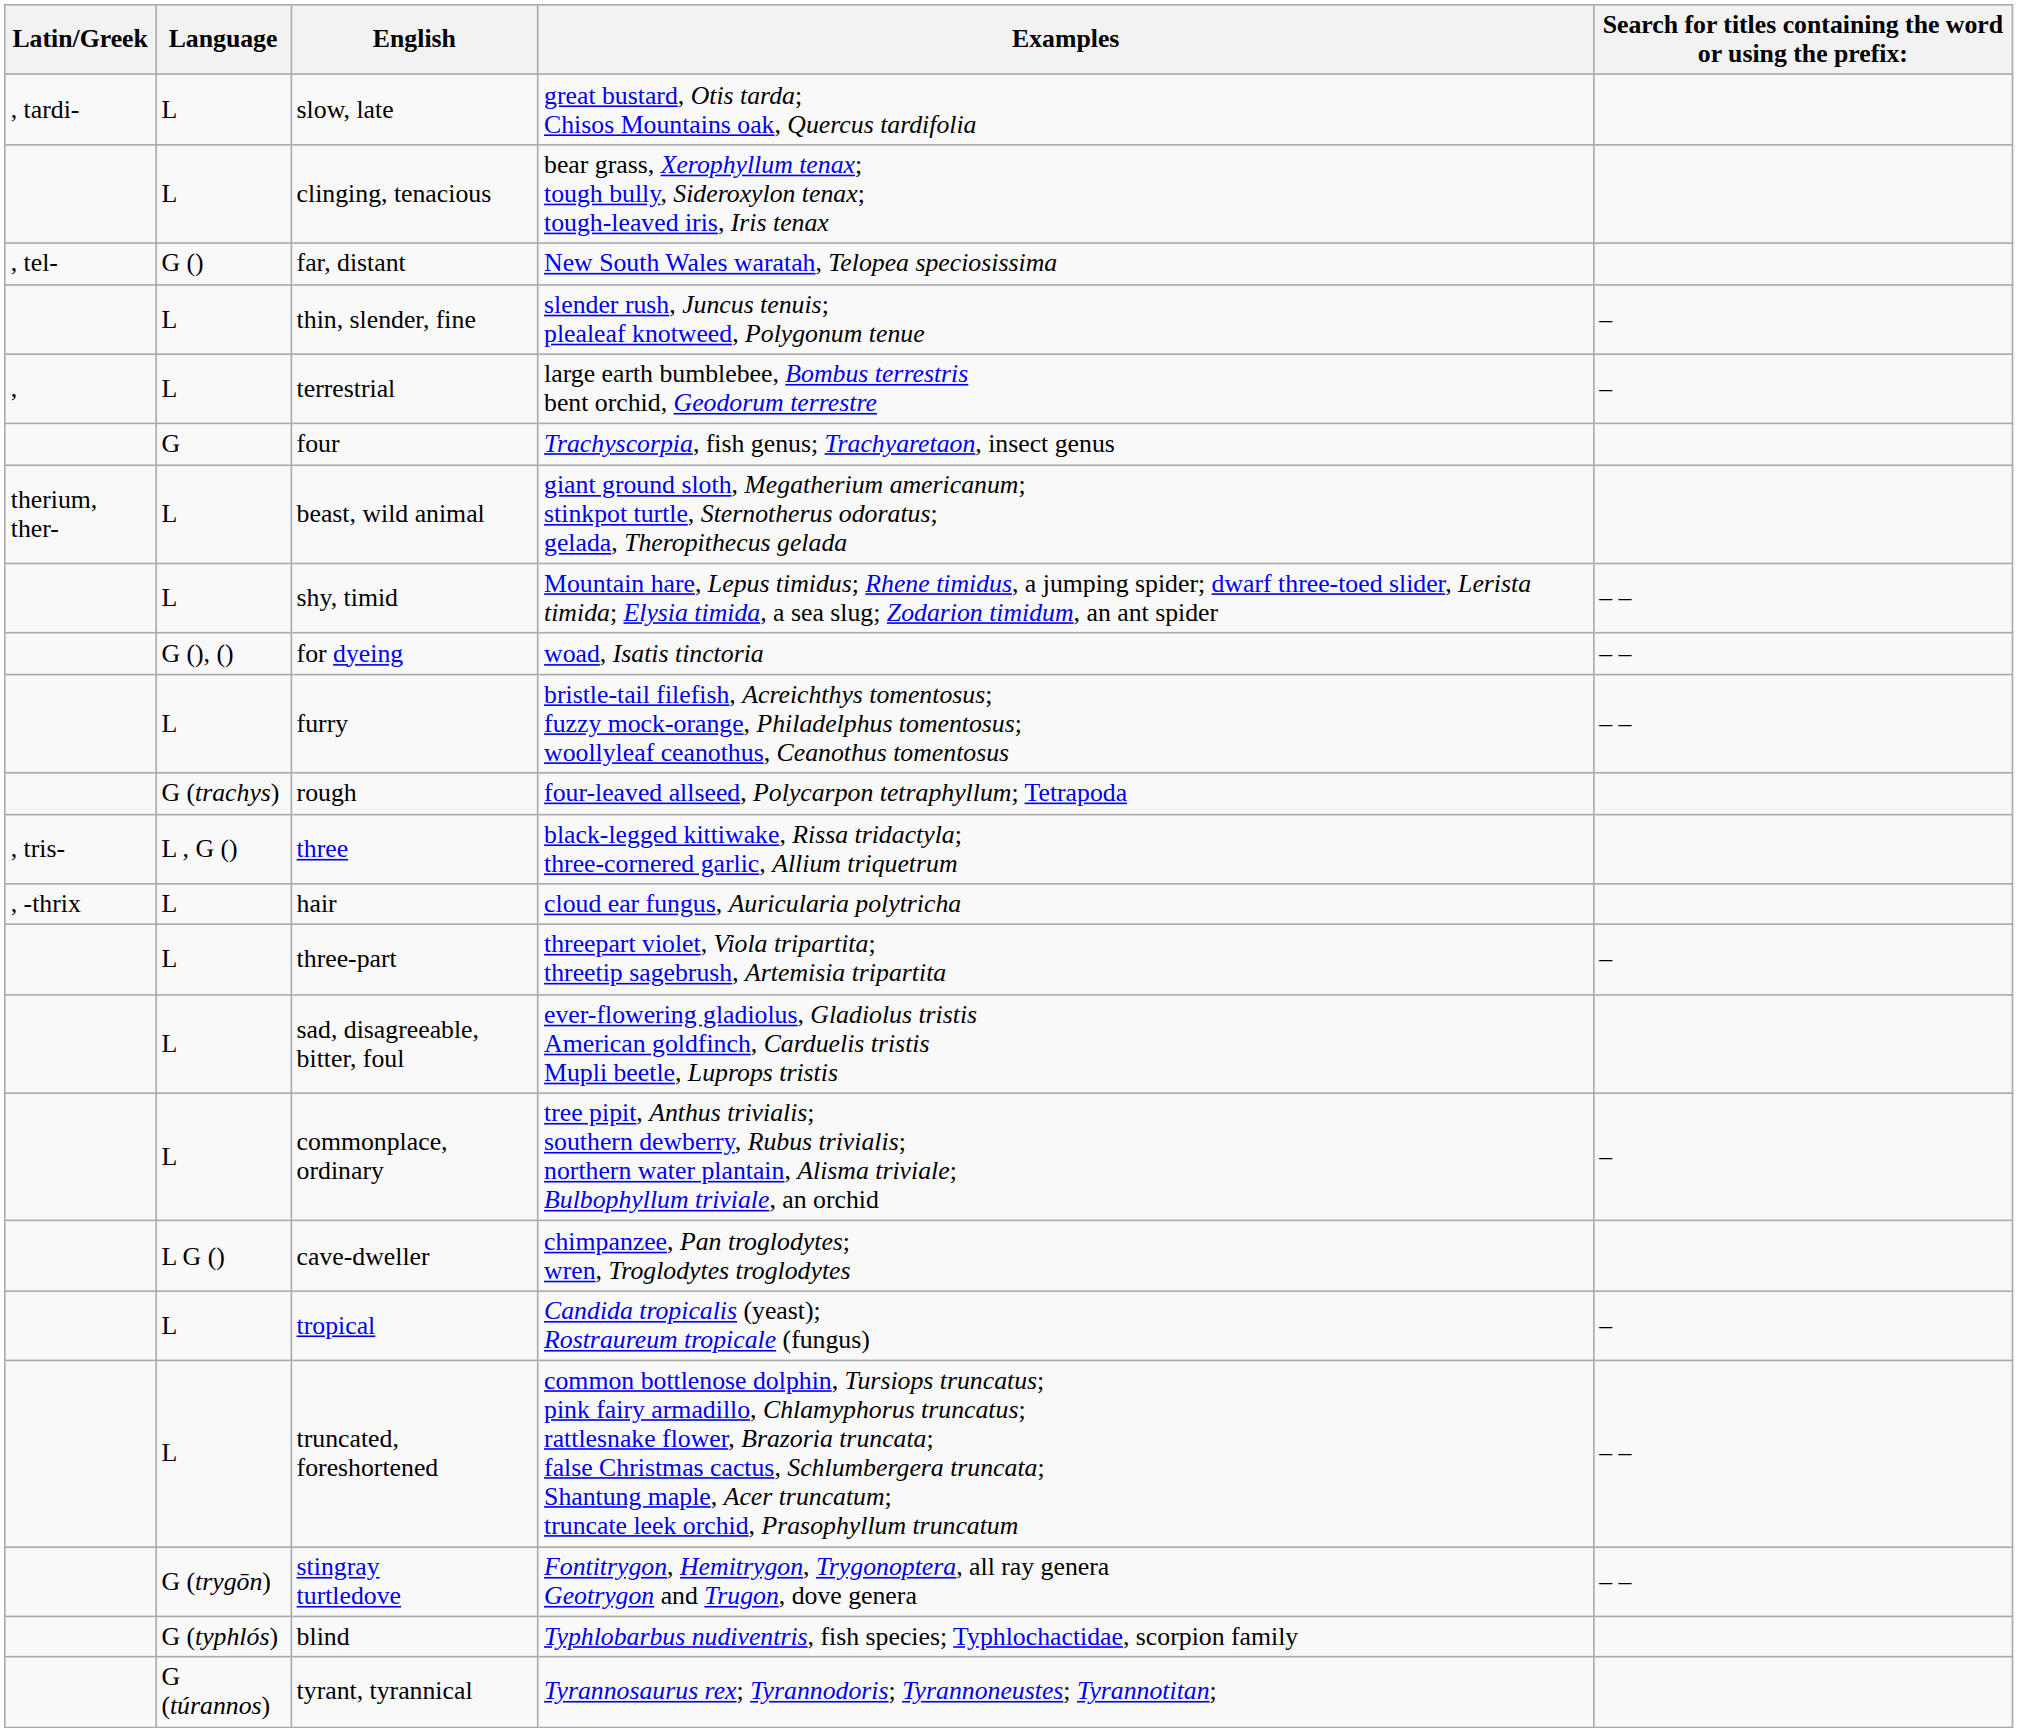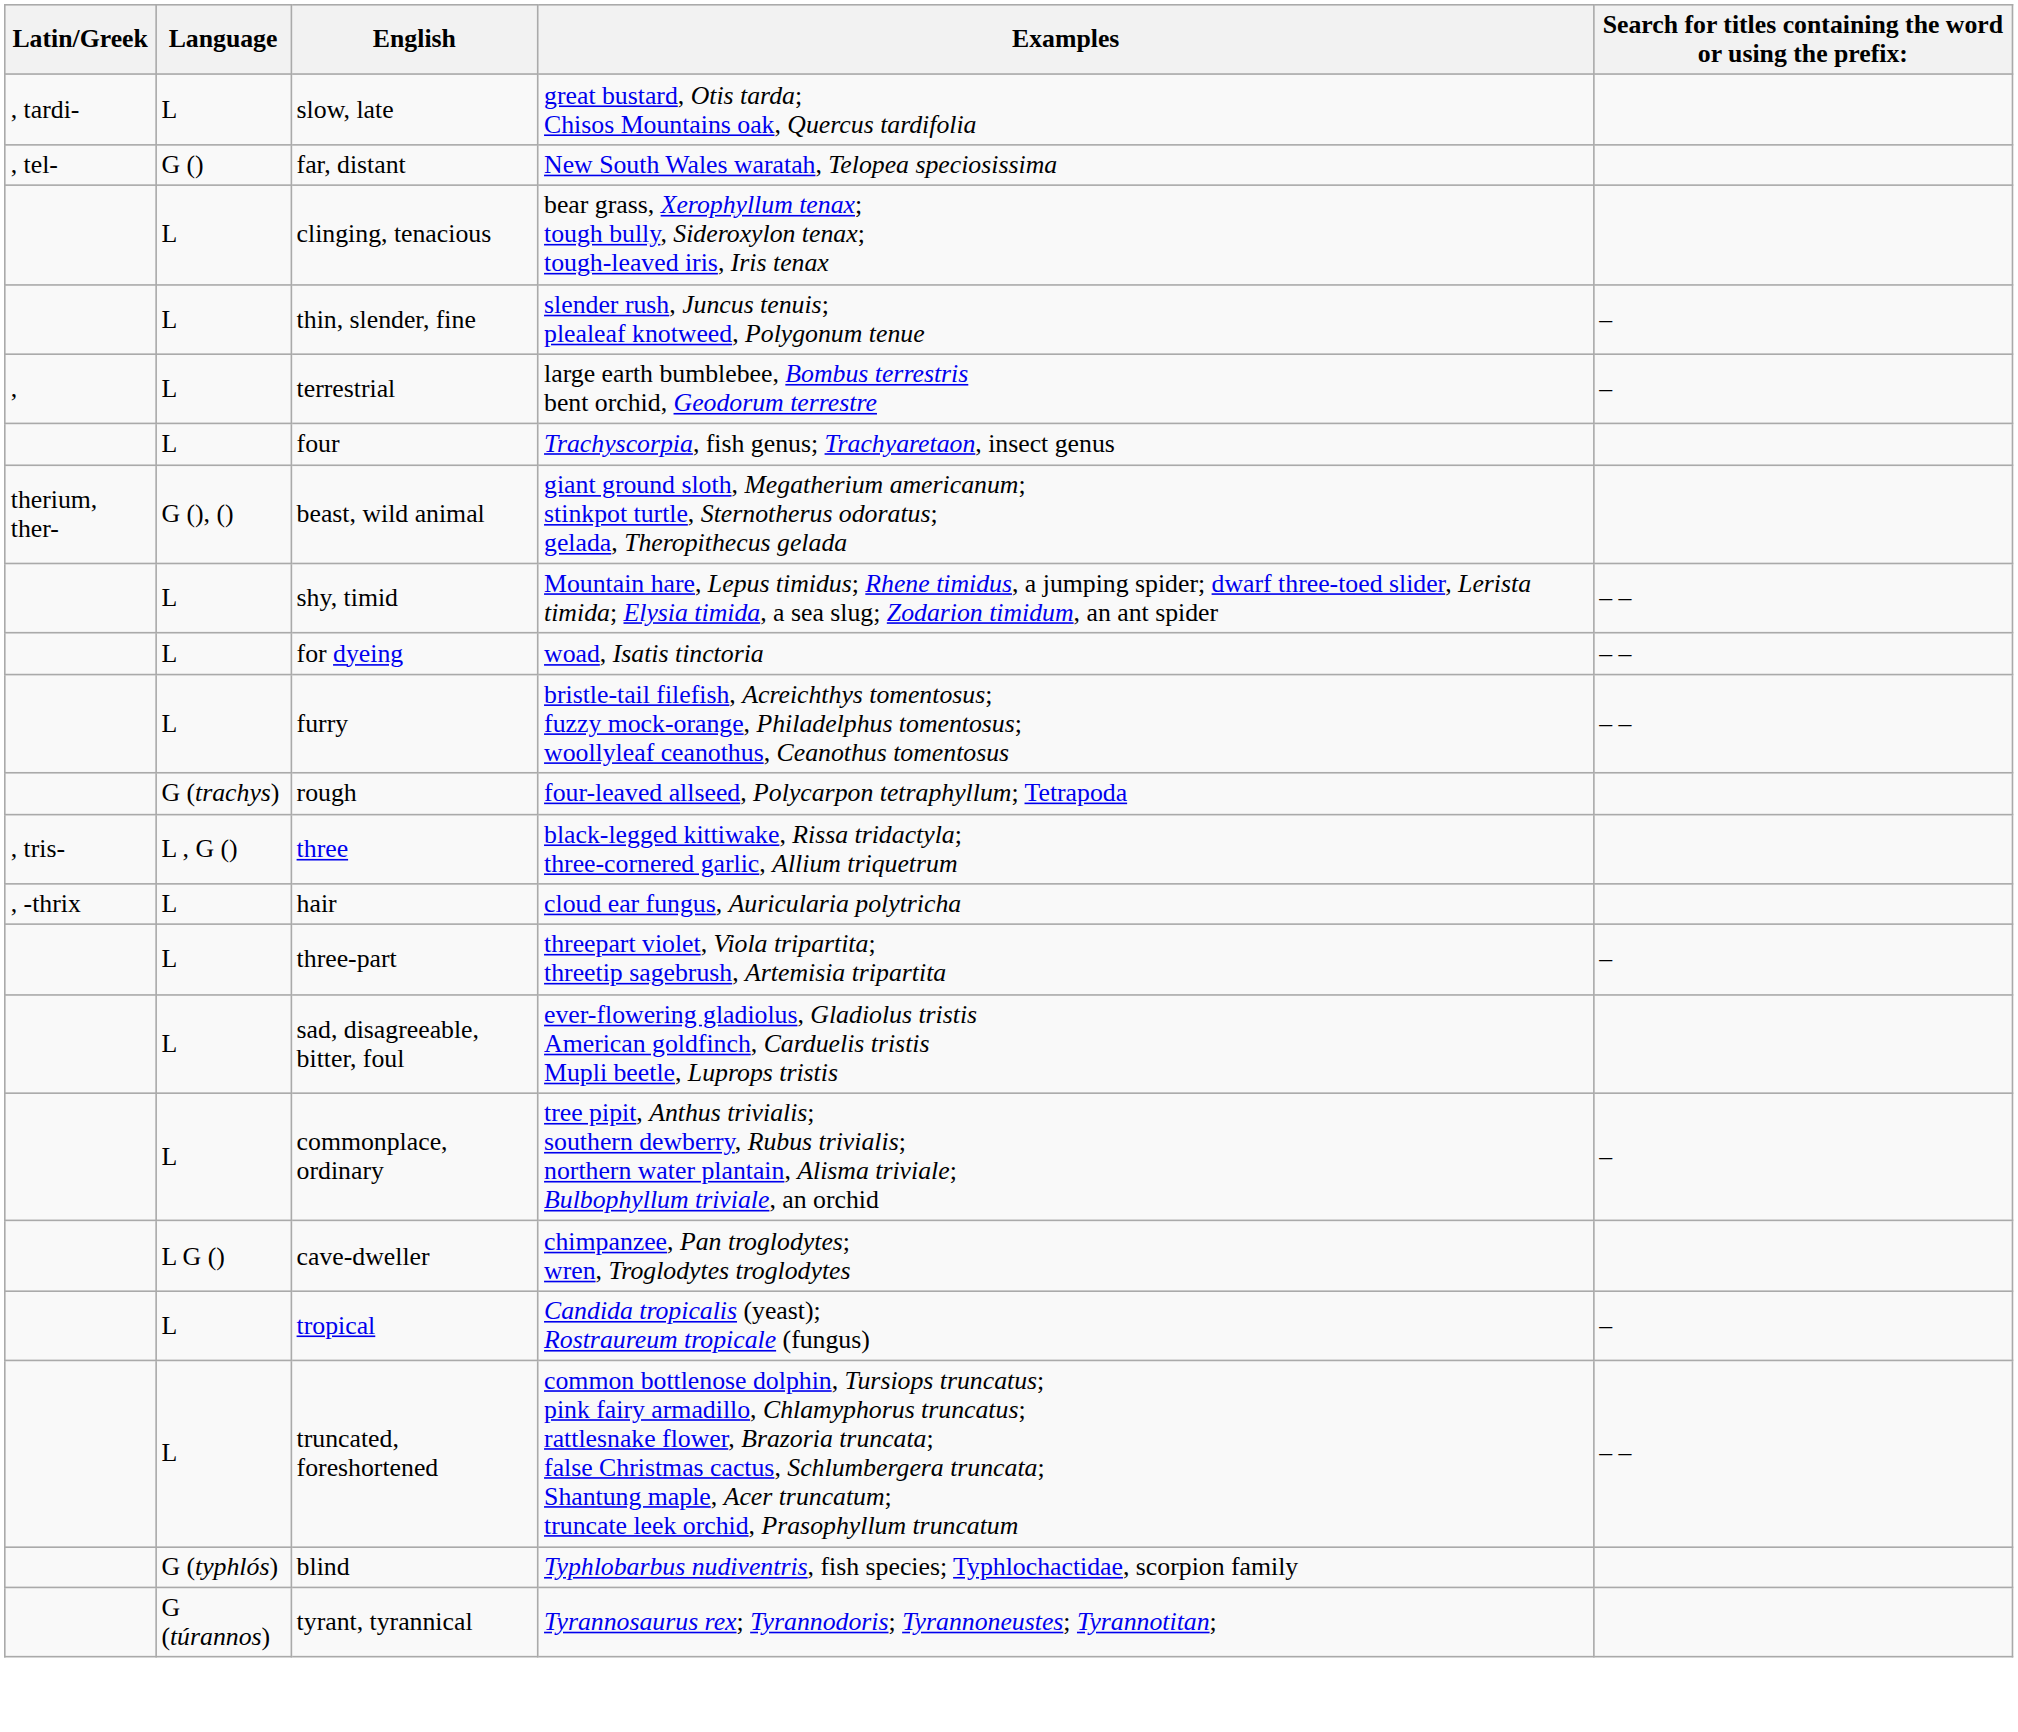rows swapped: (351, 263) <-> (394, 193)
(171, 443) G -> (169, 443) L
(169, 513) L -> (198, 513) G (), ()
(198, 653) G (), () -> (169, 653) L
- row: (349, 1580)
